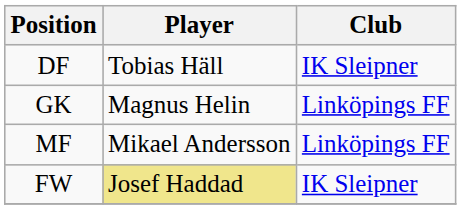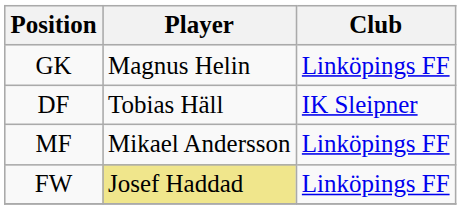rows swapped: (54, 104) <-> (54, 64)
(360, 183) IK Sleipner -> (376, 183) Linköpings FF
